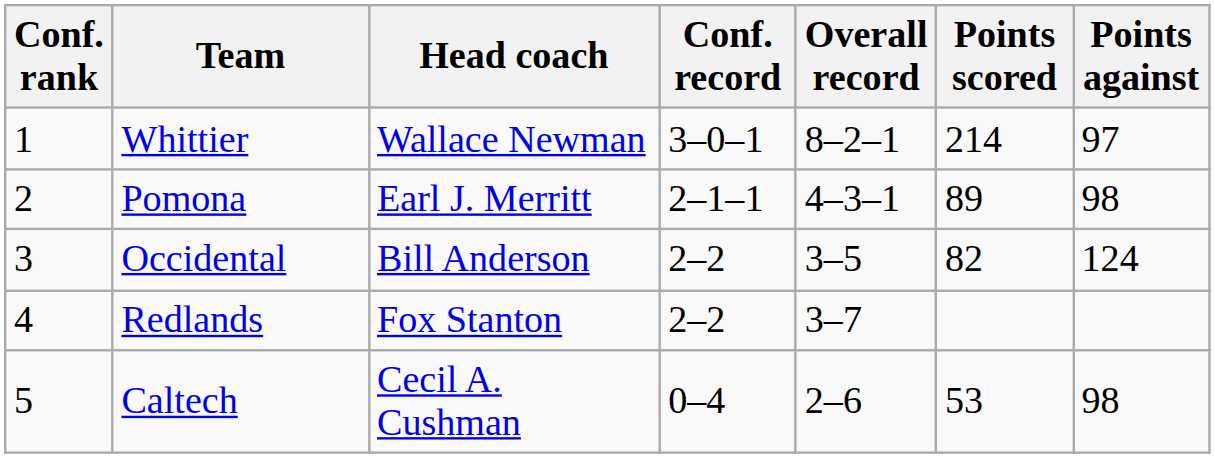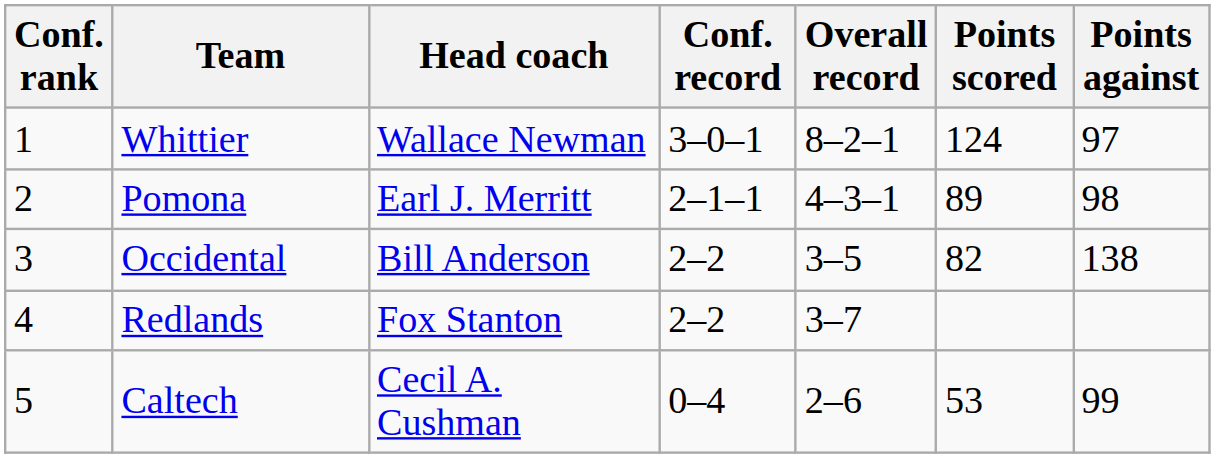(974, 137) 214 -> (974, 137) 124
(1110, 258) 124 -> (1110, 258) 138
(1101, 400) 98 -> (1101, 400) 99
